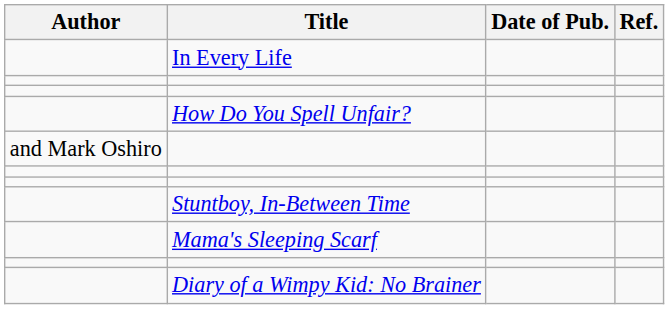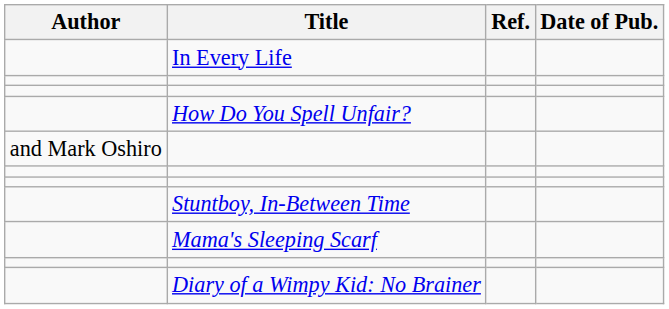columns swapped: (550, 22) <-> (639, 22)
